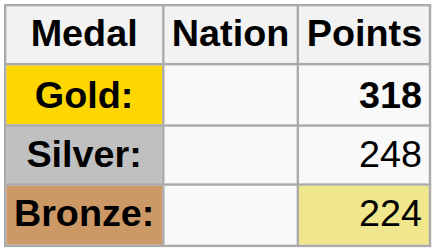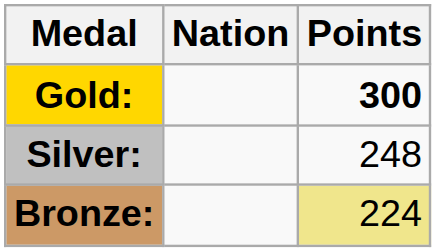(391, 94) 318 -> (391, 94) 300
